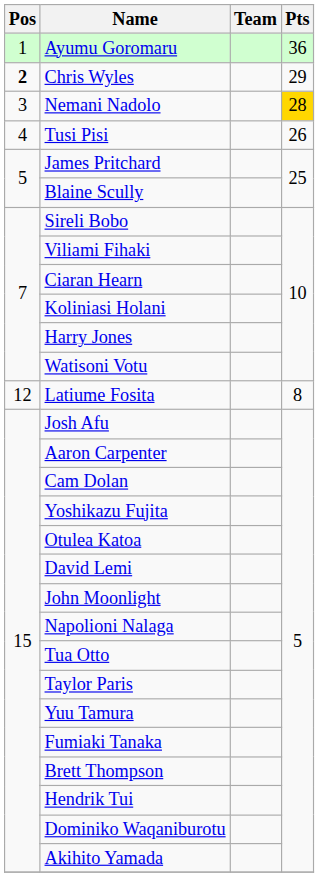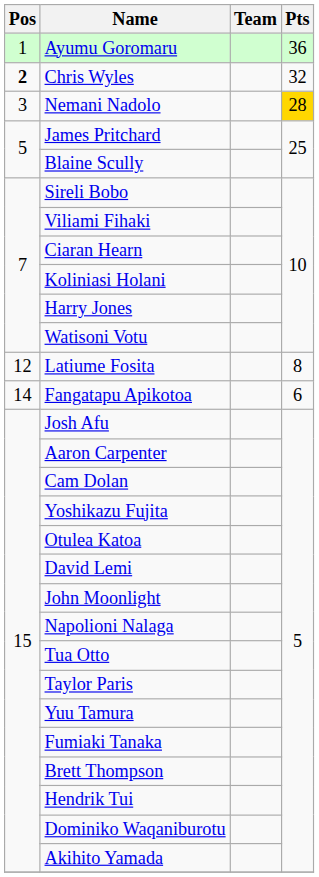(297, 76) 29 -> (297, 76) 32
- row: (76, 134)
+ row: (118, 395)
